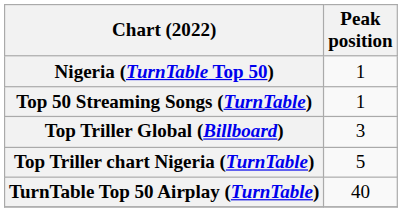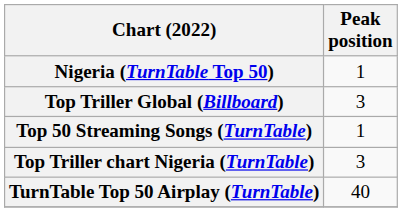rows swapped: (164, 131) <-> (164, 101)
(360, 161) 5 -> (360, 161) 3
